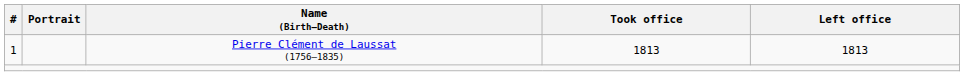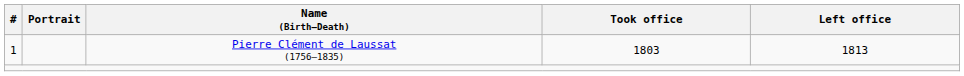(646, 50) 1813 -> (646, 50) 1803
